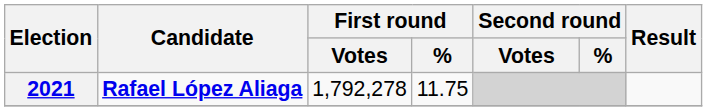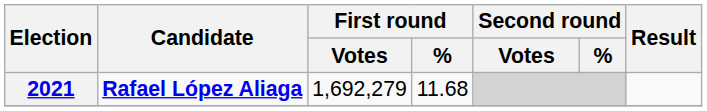(360, 88) 1,792,278 -> (360, 88) 1,692,279
(443, 88) 11.75 -> (443, 88) 11.68
